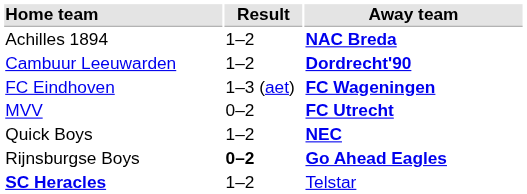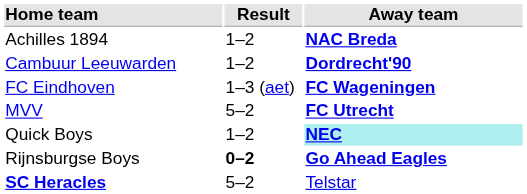(240, 111) 0–2 -> (240, 111) 5–2
(324, 134) no background -> (324, 134) paleturquoise background
(240, 182) 1–2 -> (240, 182) 5–2
